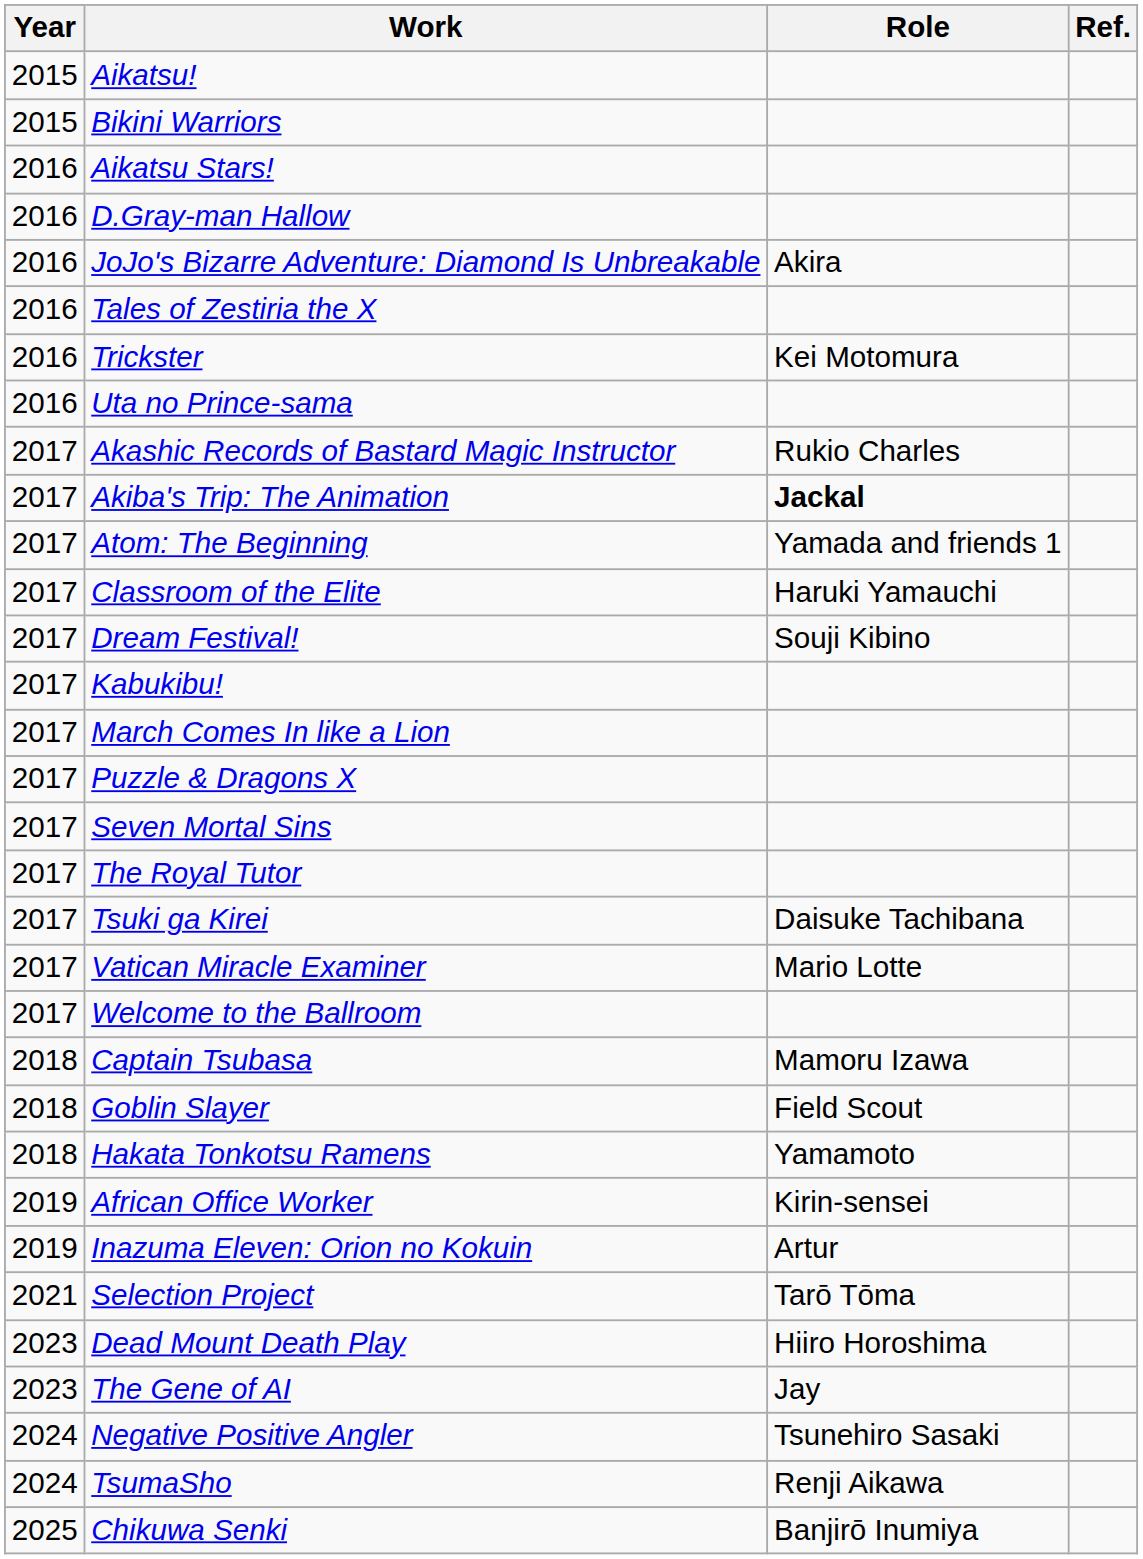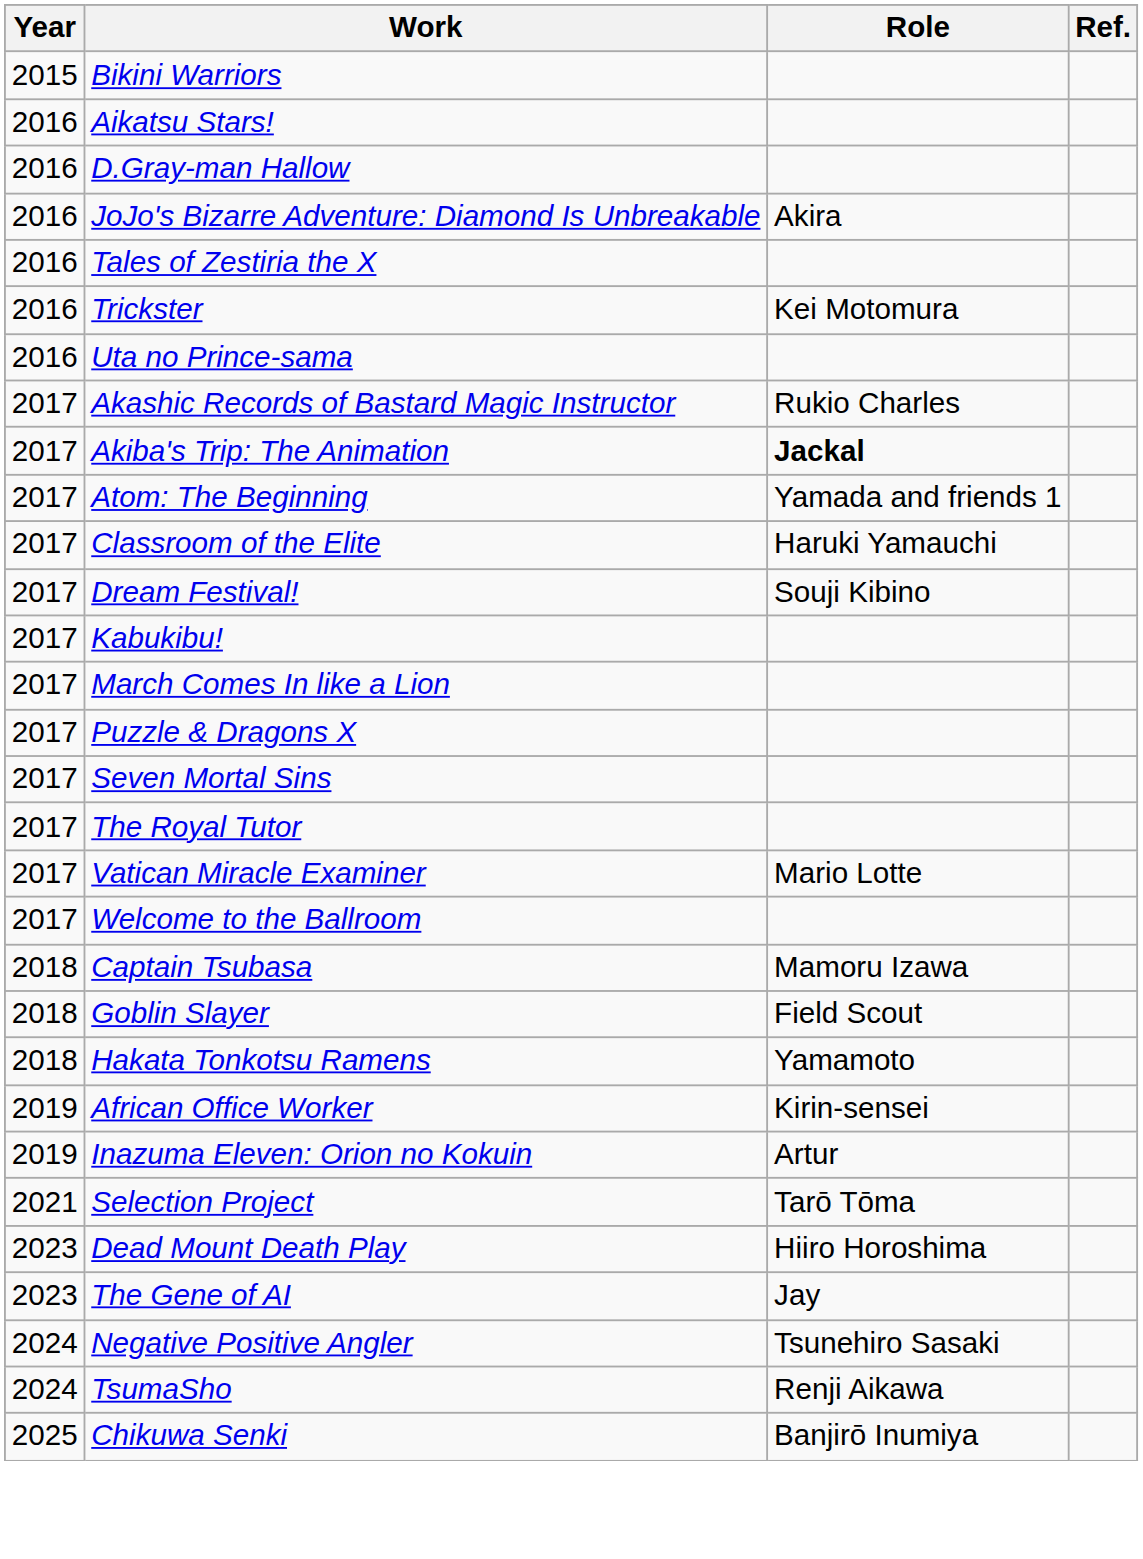- row: (144, 74)
- row: (180, 919)
